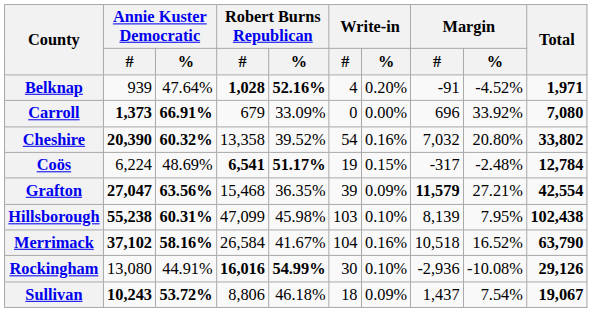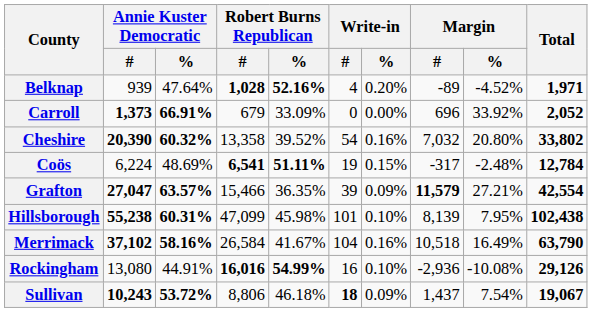(449, 87) -91 -> (449, 87) -89
(565, 113) 7,080 -> (565, 113) 2,052
(299, 165) 51.17% -> (299, 165) 51.11%
(186, 191) 63.56% -> (186, 191) 63.57%
(243, 191) 15,468 -> (243, 191) 15,466
(345, 216) 103 -> (345, 216) 101
(498, 242) 16.52% -> (498, 242) 16.49%
(349, 268) 30 -> (349, 268) 16
(349, 294) normal -> (349, 294) bold
